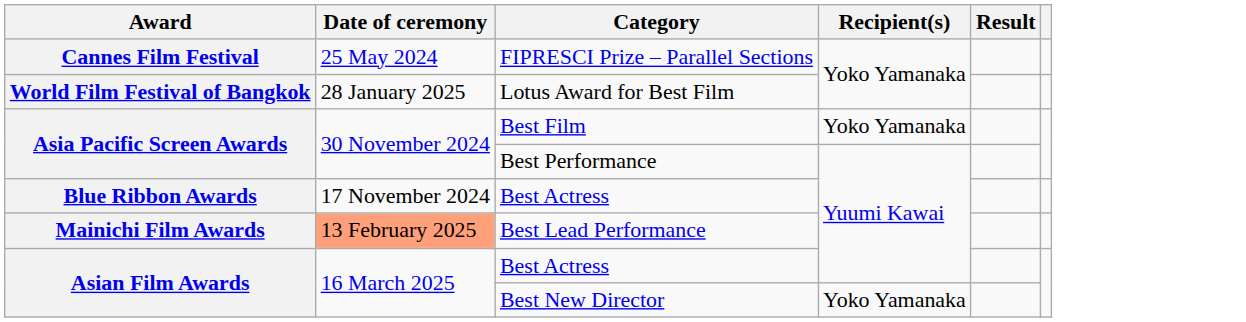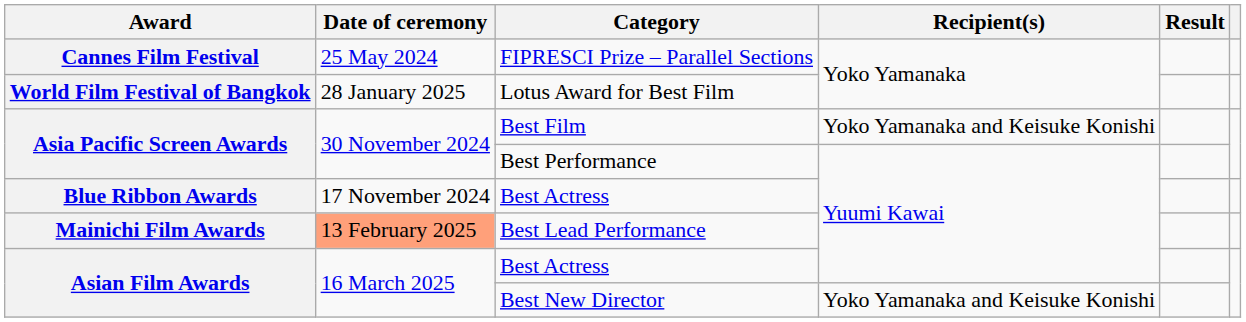(894, 126) Yoko Yamanaka -> (989, 126) Yoko Yamanaka and Keisuke Konishi
(894, 299) Yoko Yamanaka -> (989, 299) Yoko Yamanaka and Keisuke Konishi
